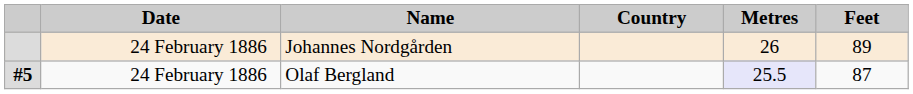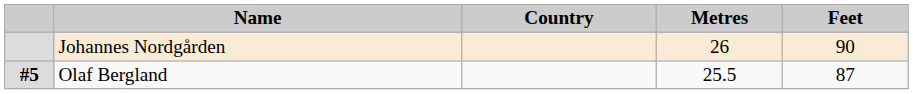- column: (161, 18)
(862, 46) 89 -> (845, 46) 90
(770, 74) lavender background -> (720, 74) no background
